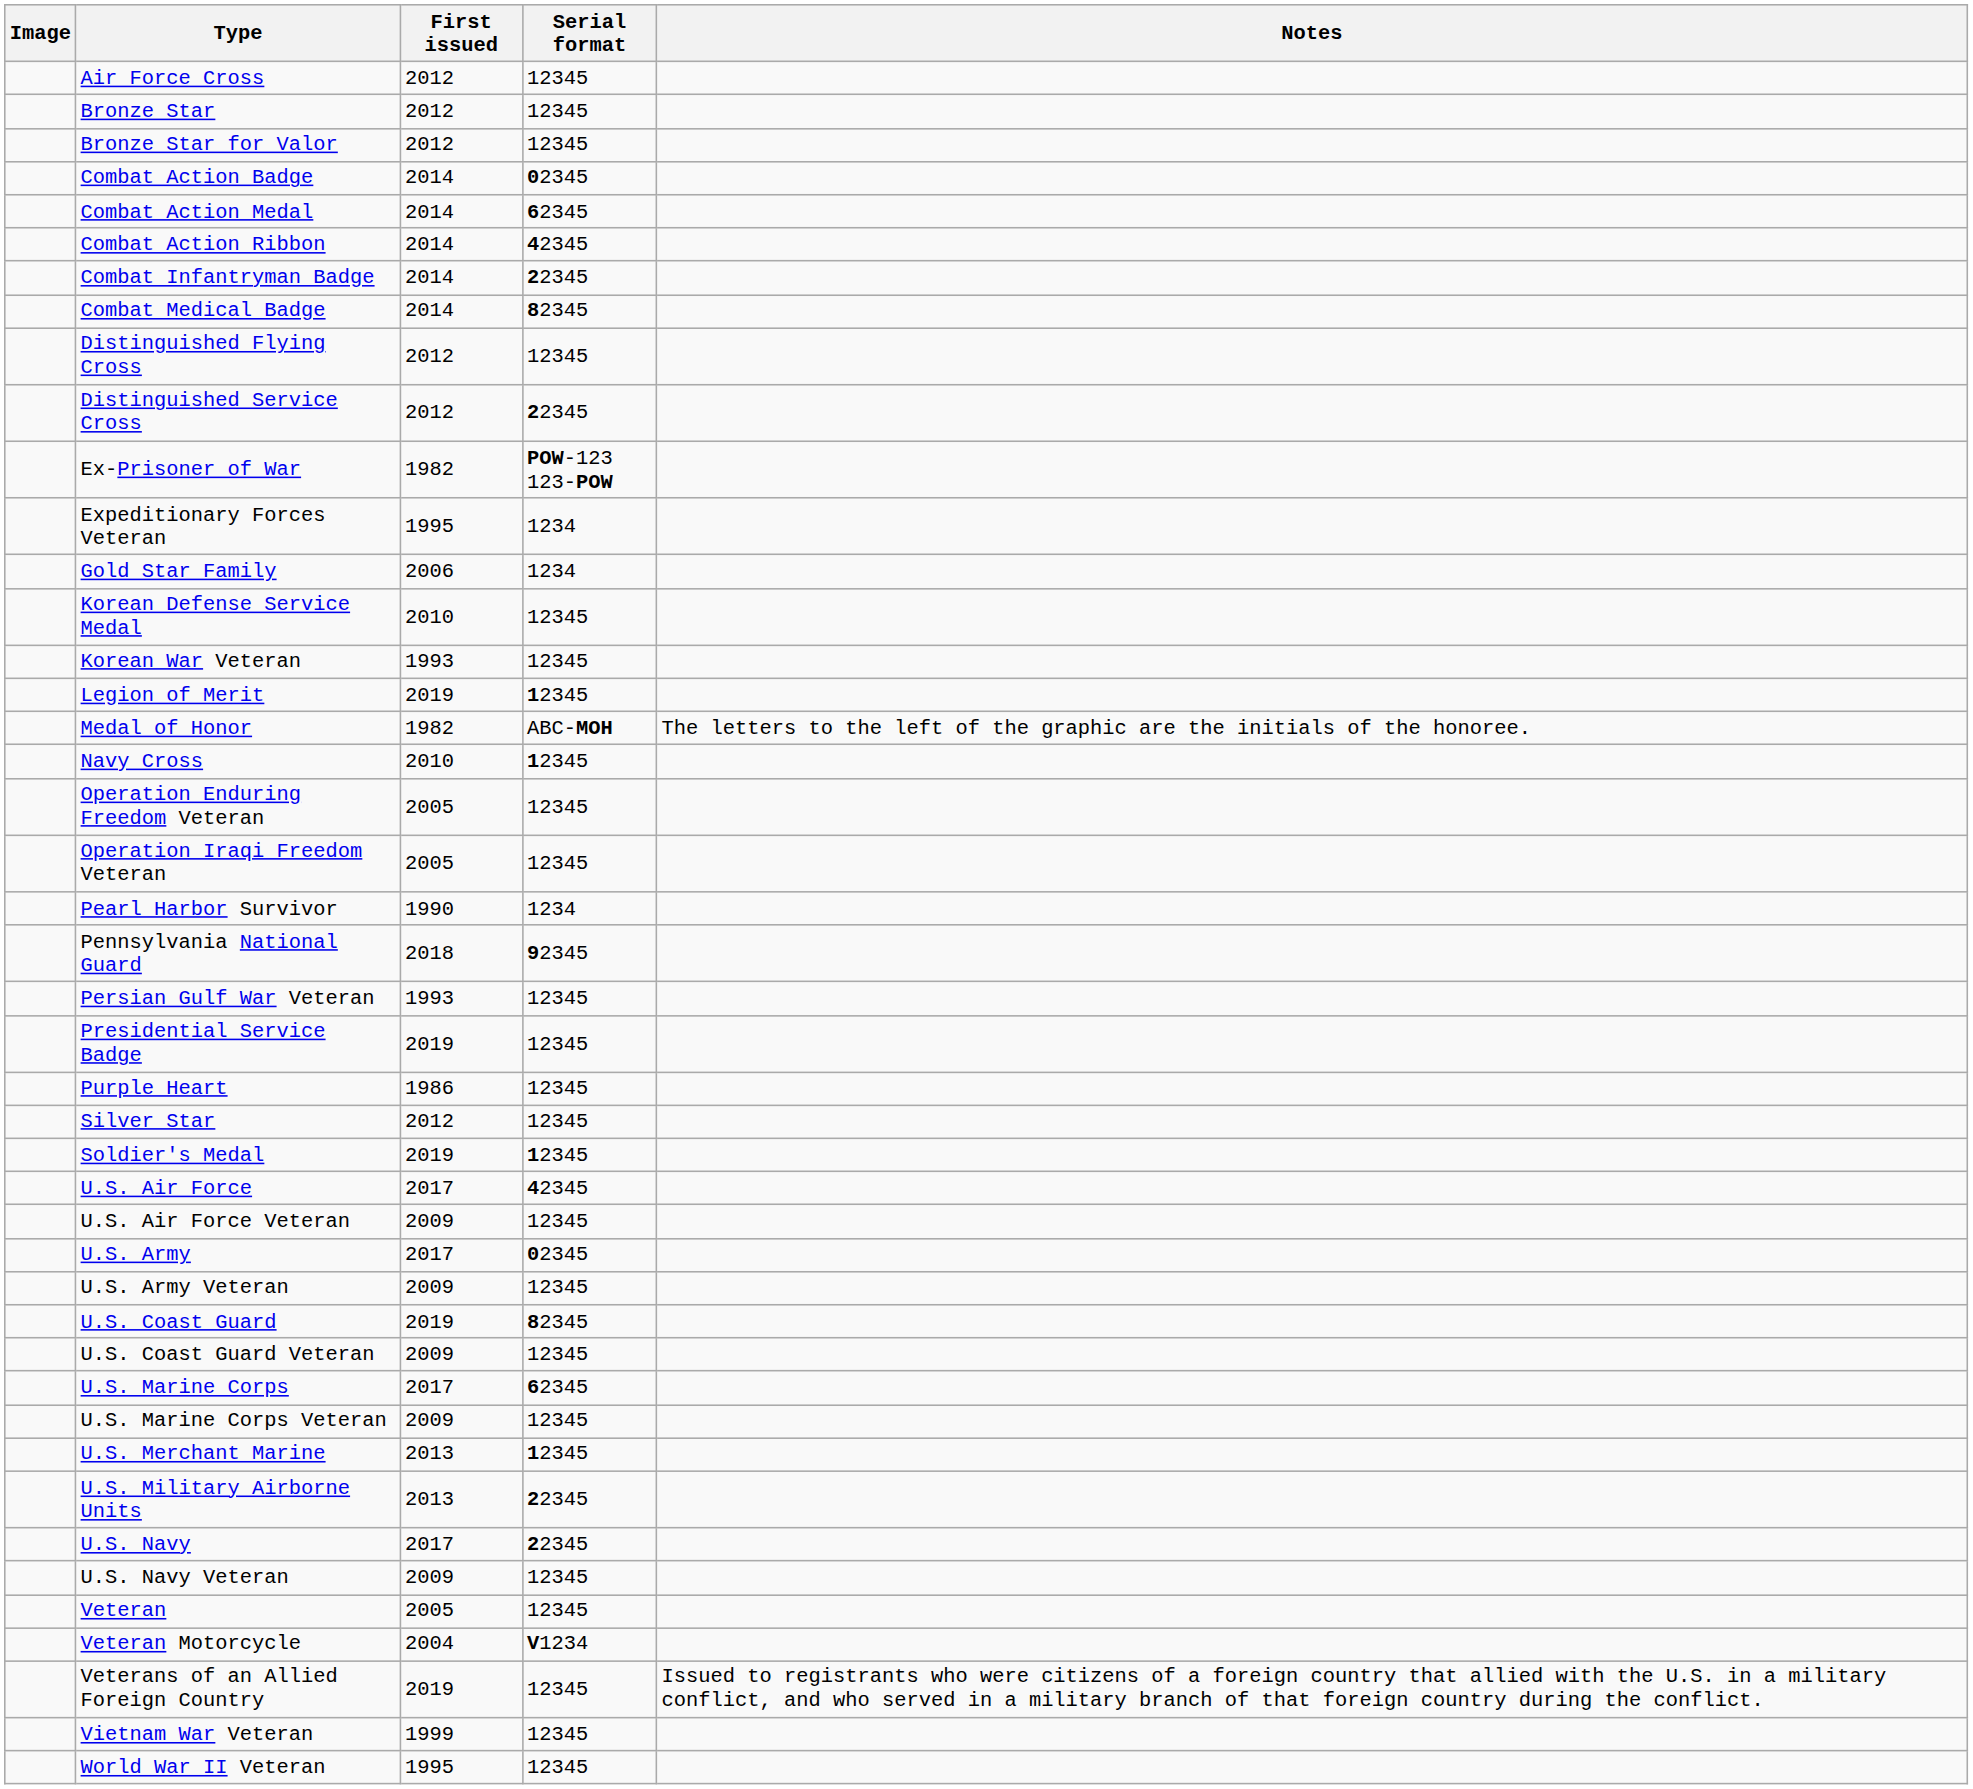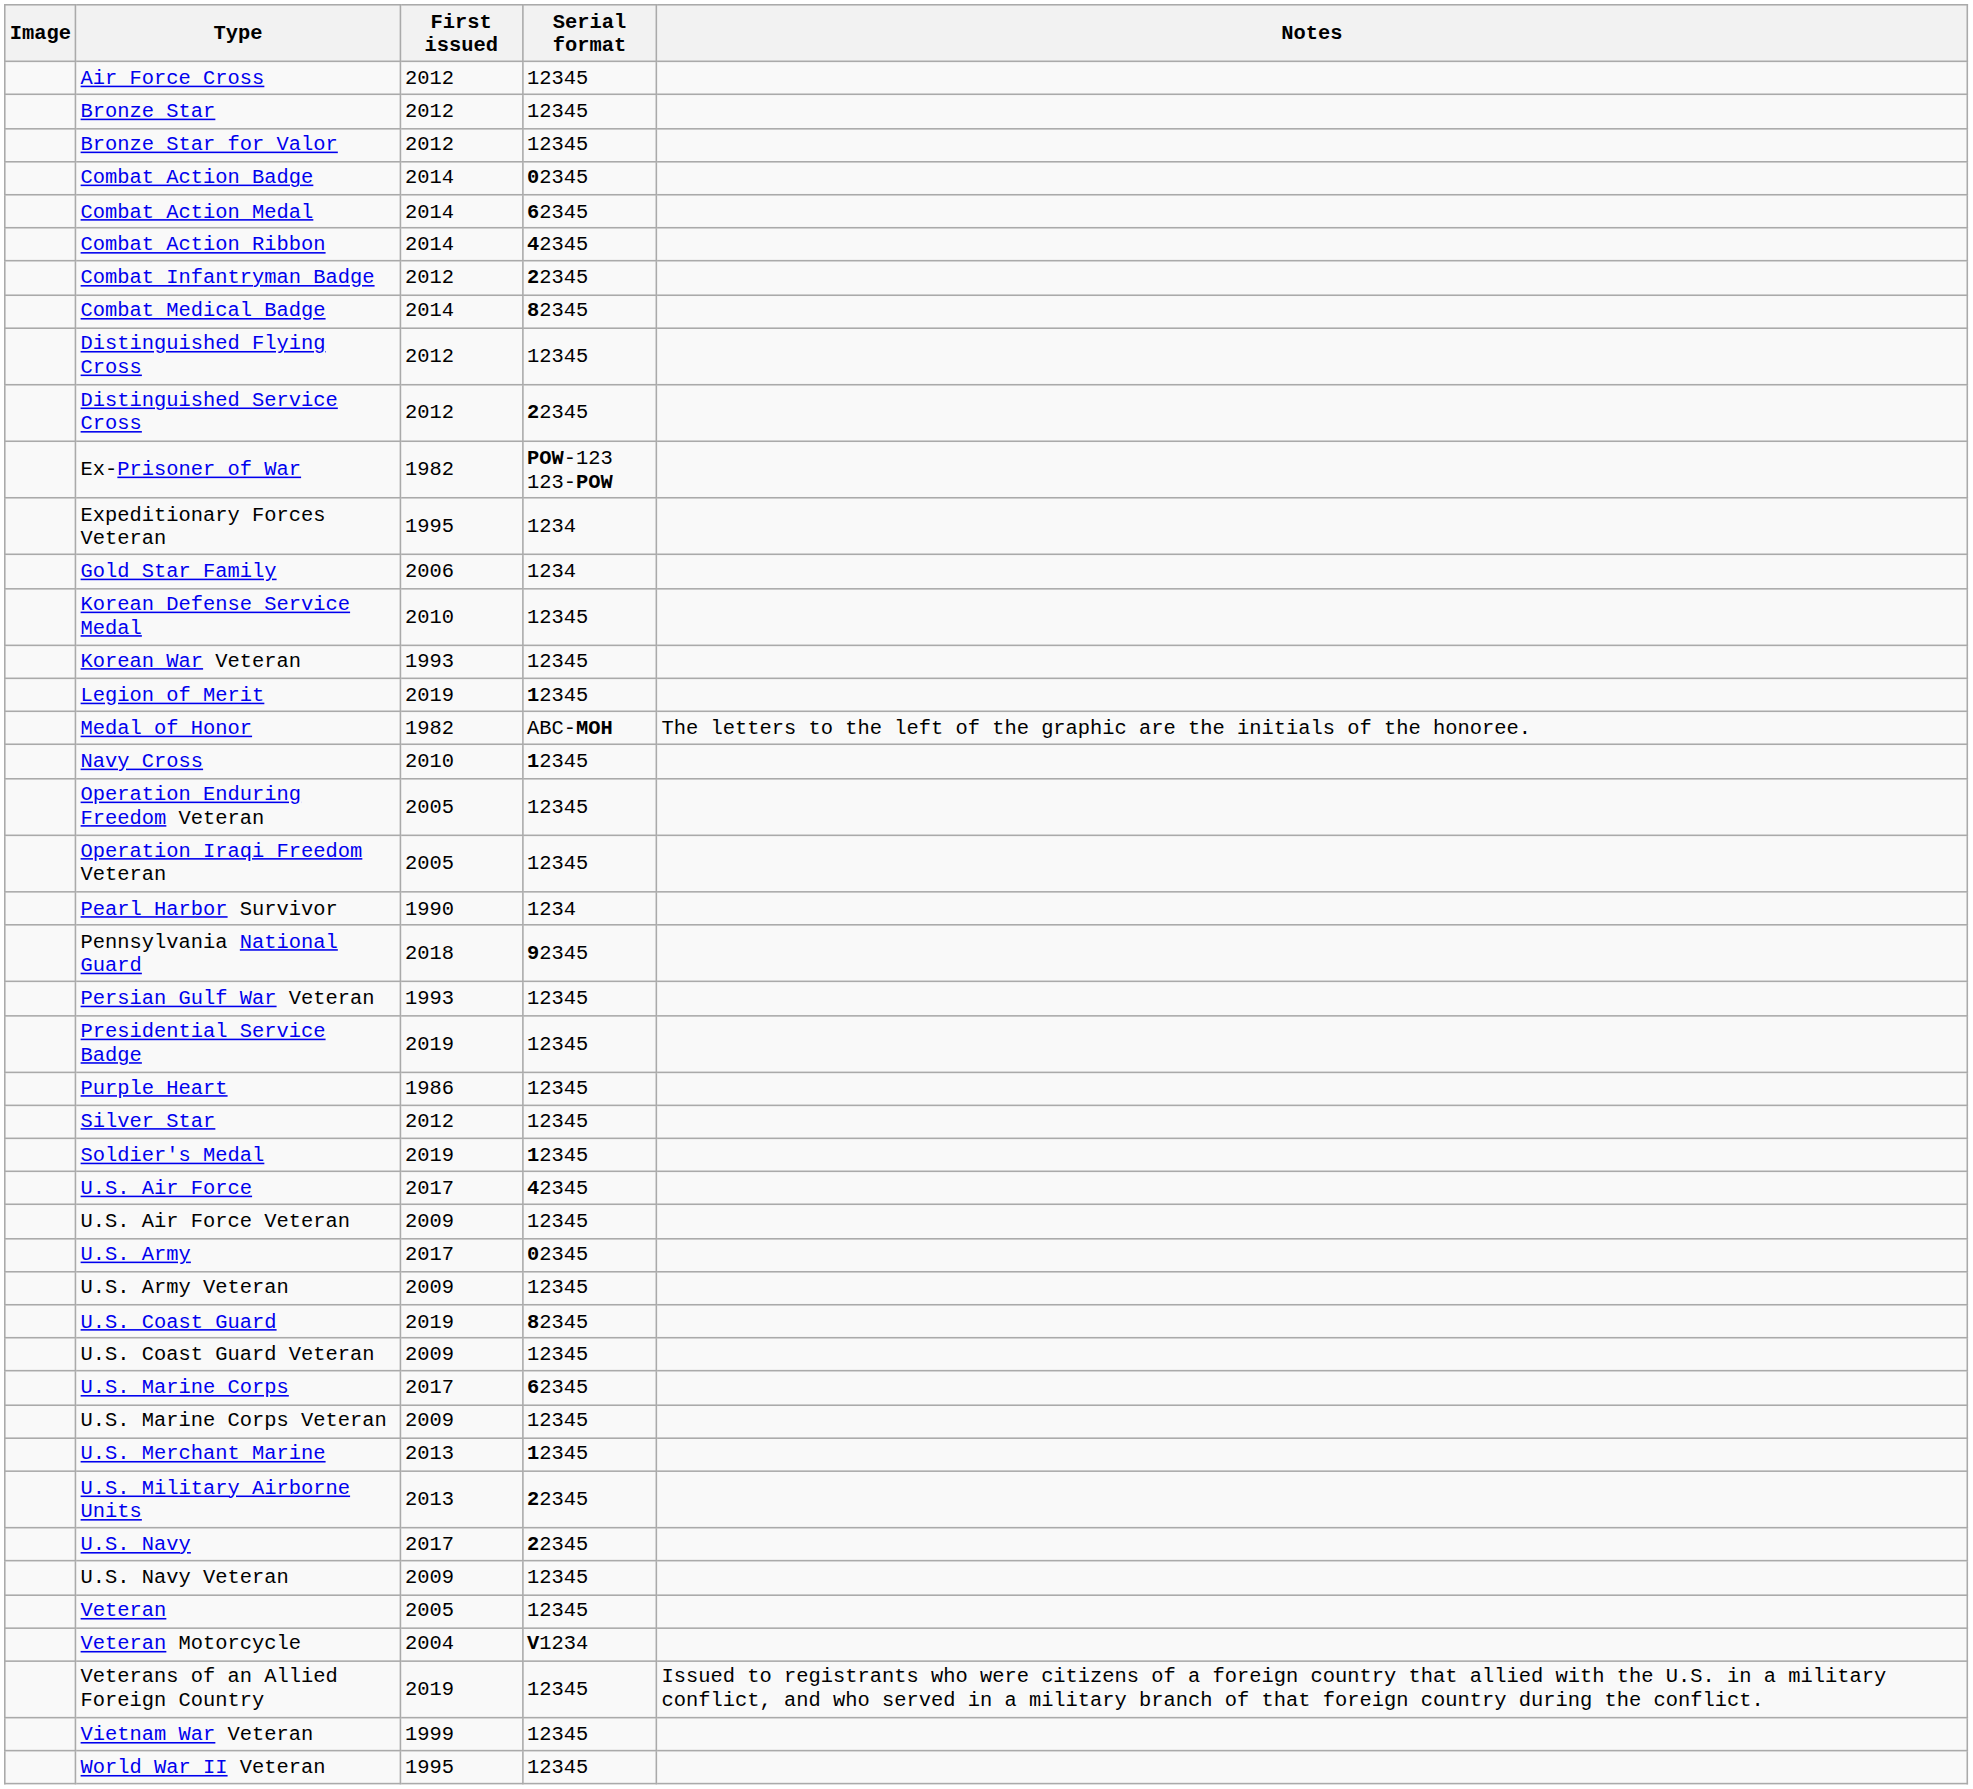(430, 278) 2014 -> (430, 278) 2012
